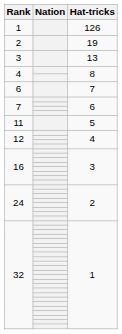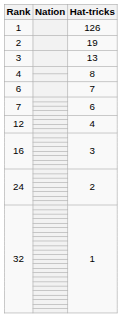- row: (18, 123)
